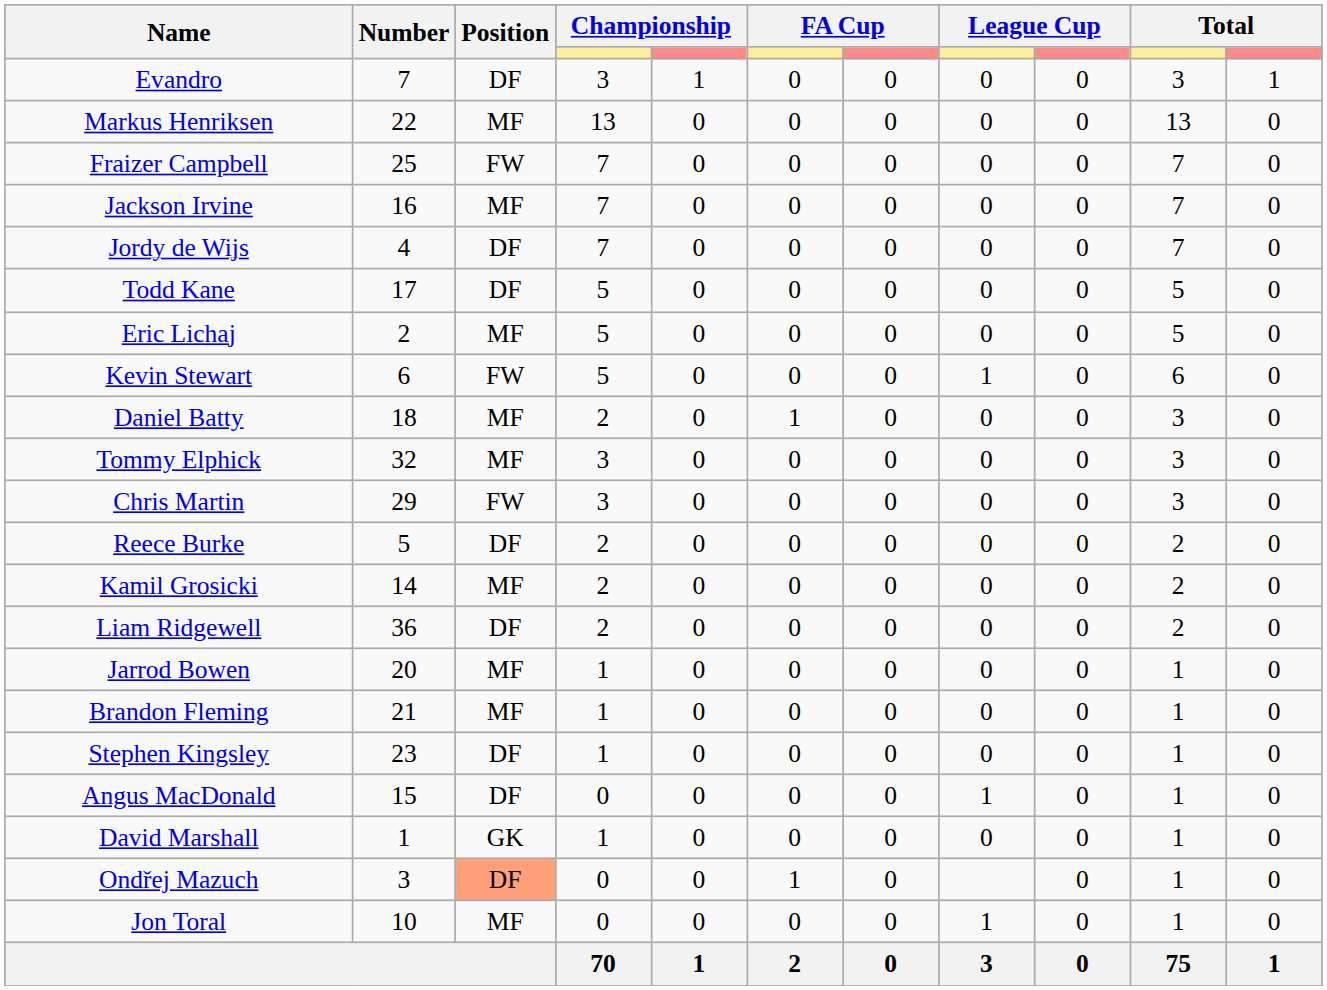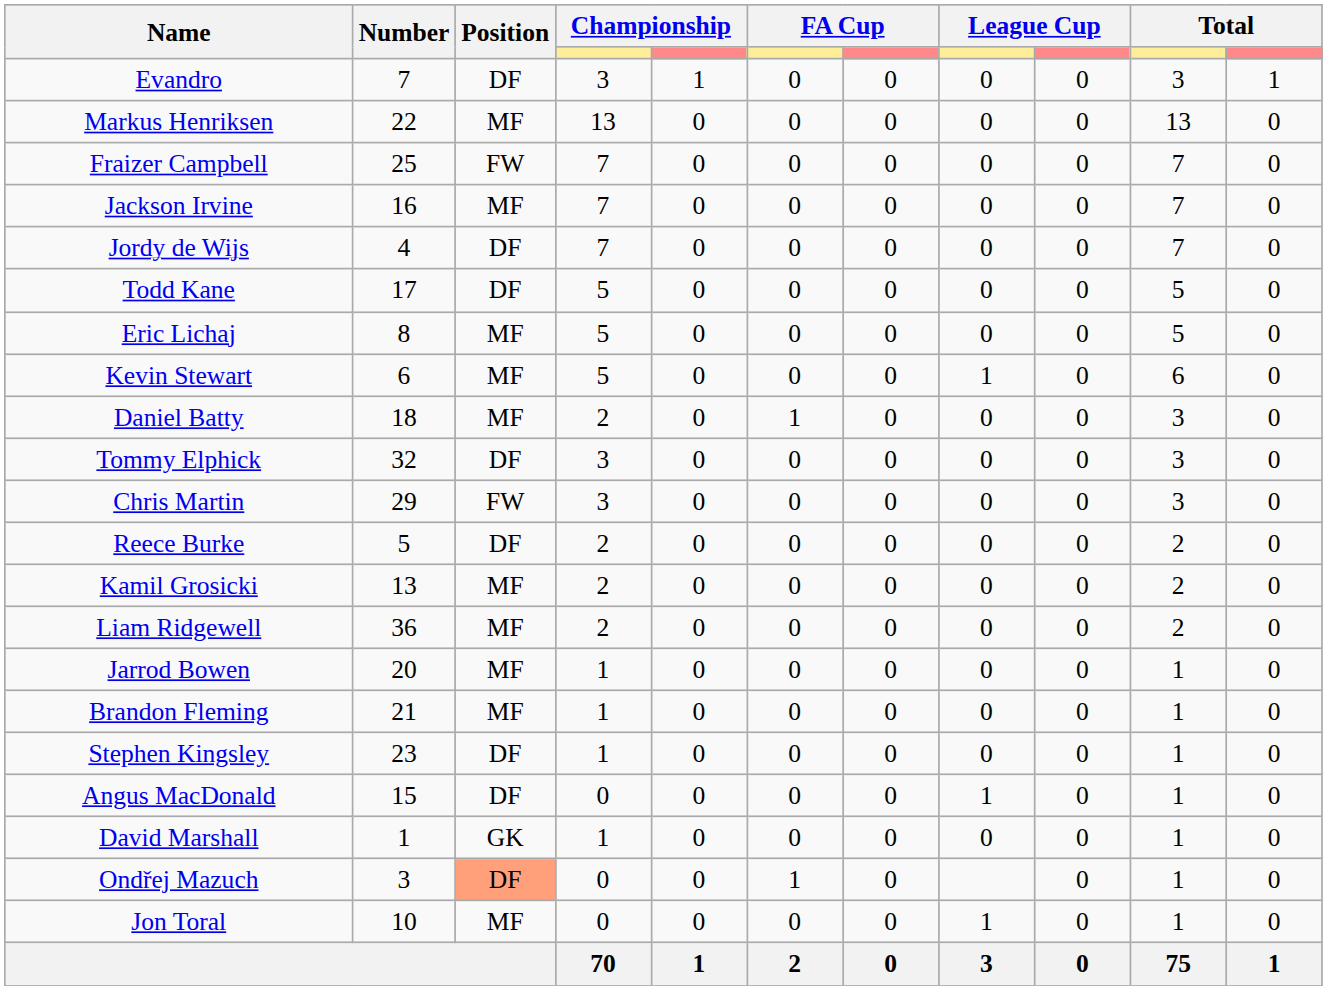(404, 332) 2 -> (404, 332) 8
(505, 374) FW -> (505, 374) MF
(505, 458) MF -> (505, 458) DF
(404, 584) 14 -> (404, 584) 13
(505, 627) DF -> (505, 627) MF
